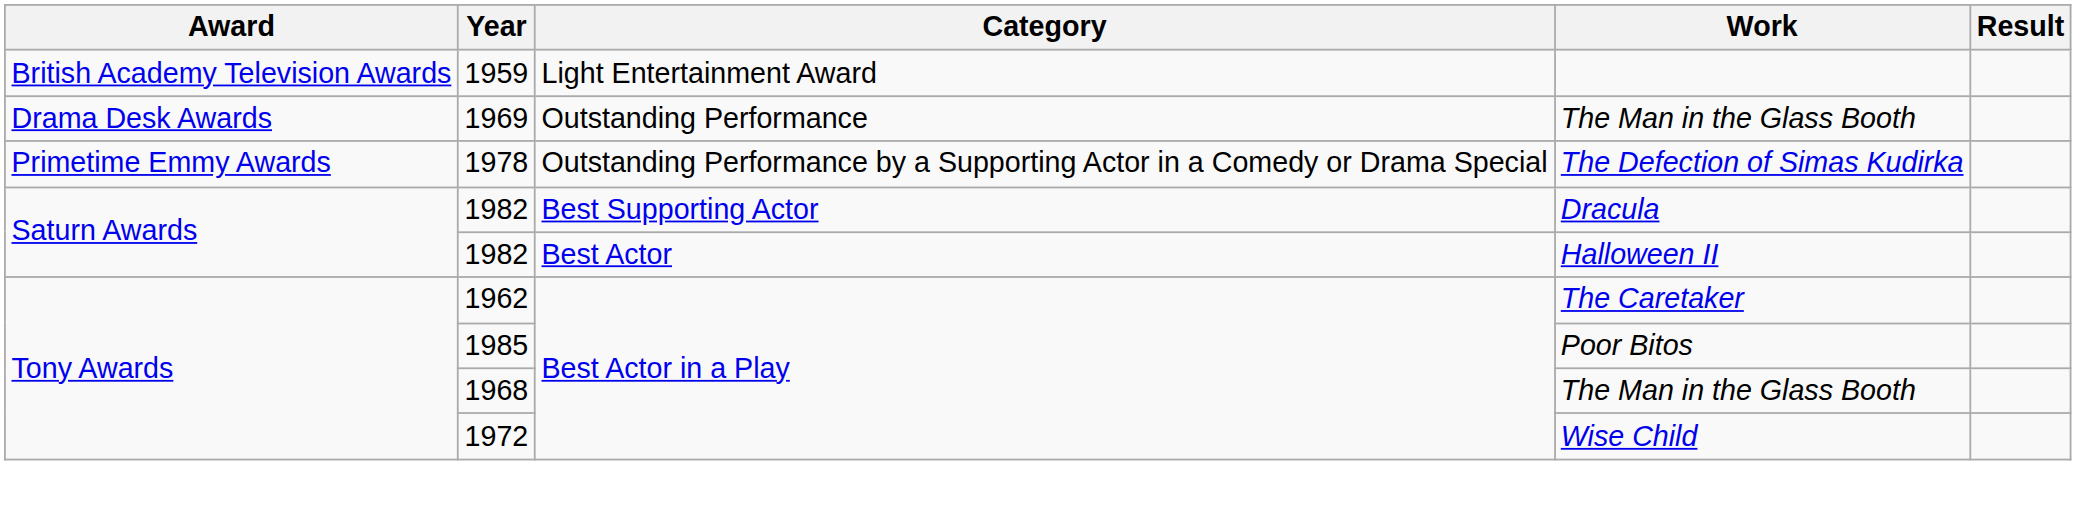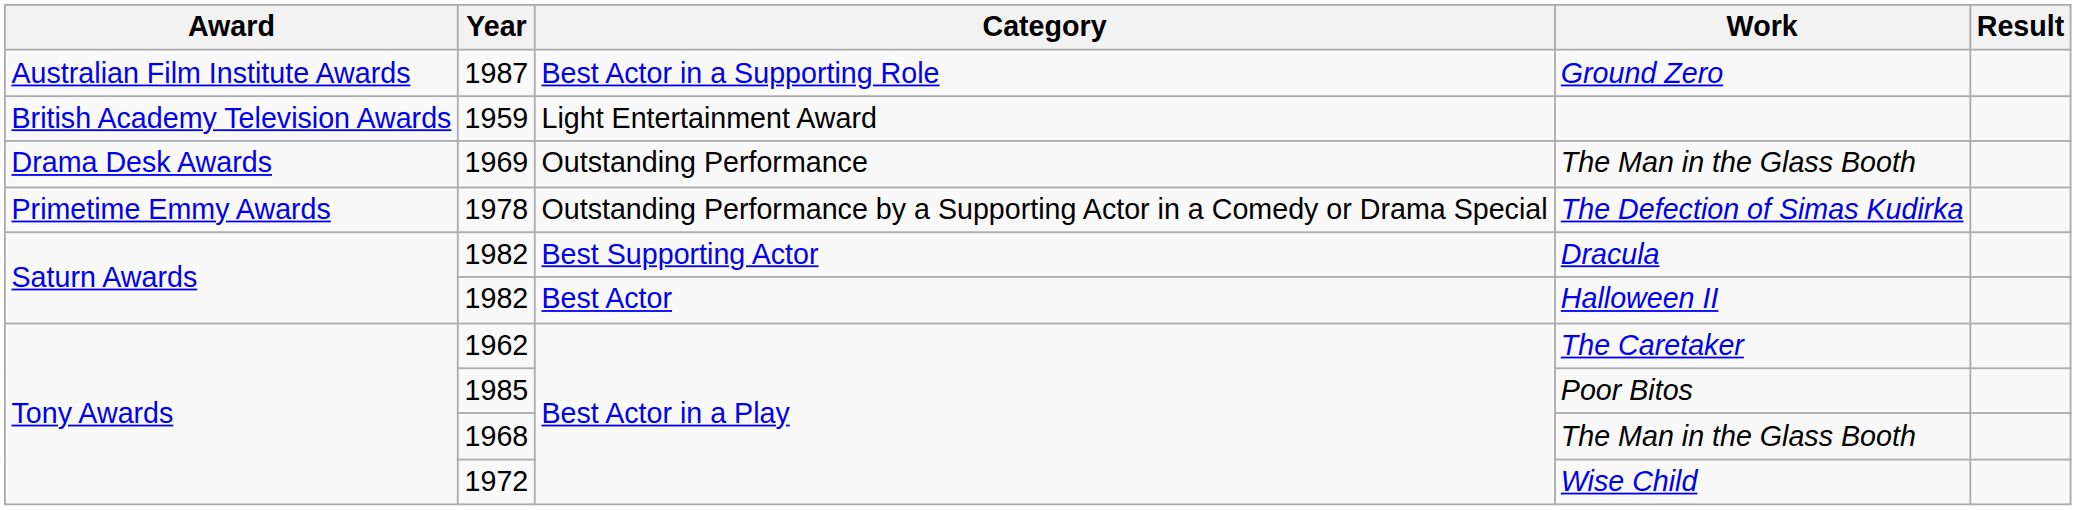+ row: (741, 72)
